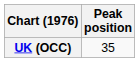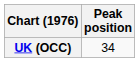(108, 47) 35 -> (108, 47) 34
